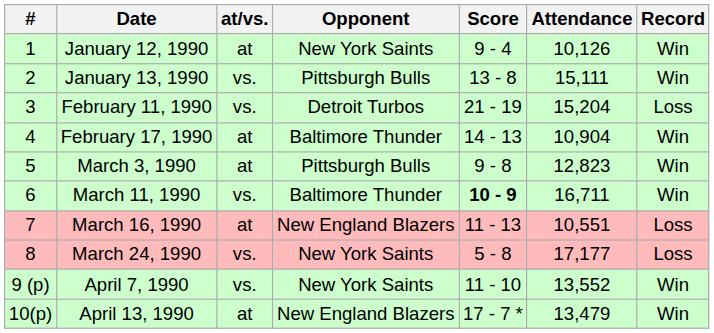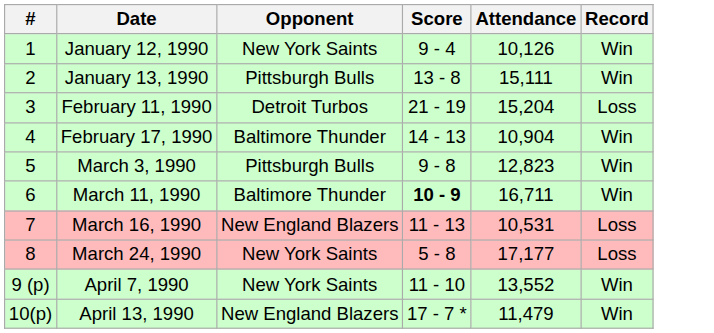- column: (245, 19)
(582, 225) 10,551 -> (526, 225) 10,531
(582, 313) 13,479 -> (526, 313) 11,479
